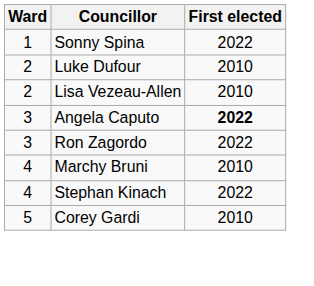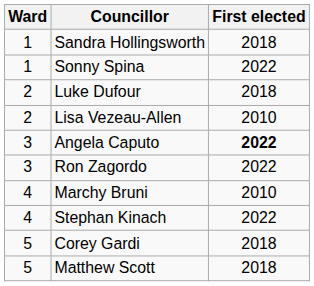+ row: (130, 42)
(235, 67) 2010 -> (259, 92) 2018
(235, 218) 2010 -> (259, 243) 2018
+ row: (105, 268)
